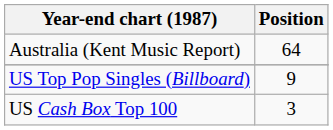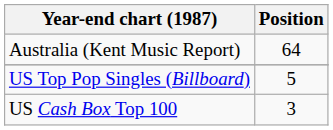(291, 79) 9 -> (291, 79) 5
